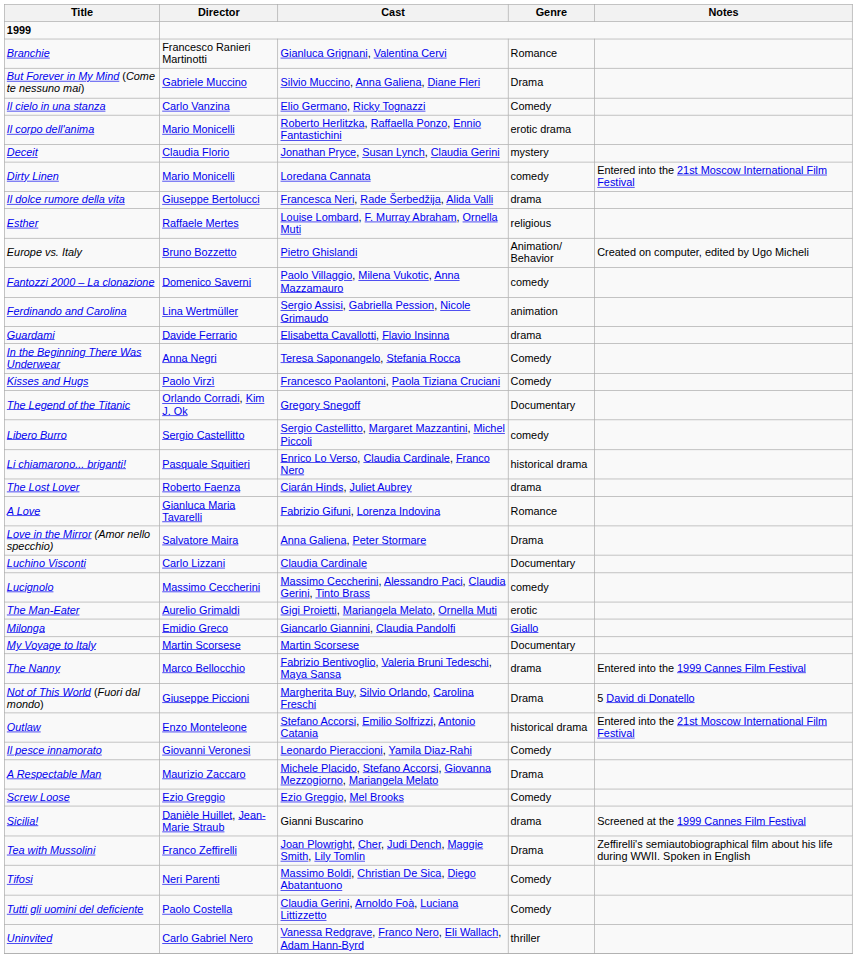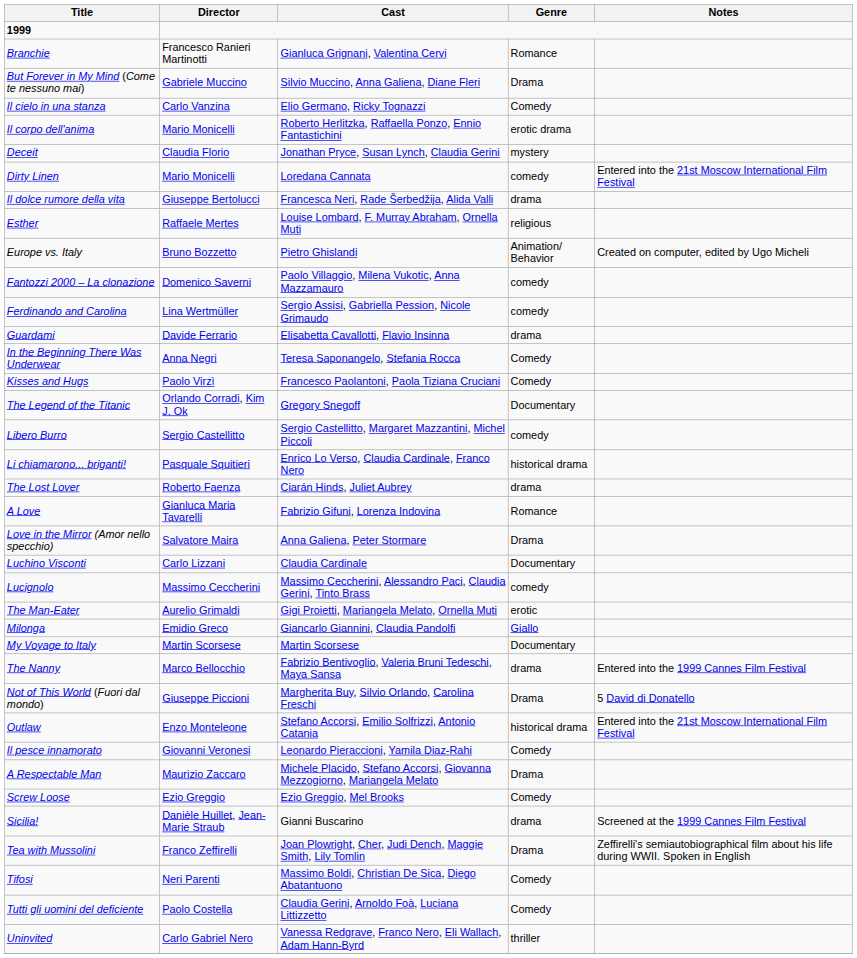(534, 311) animation -> (530, 311) comedy
